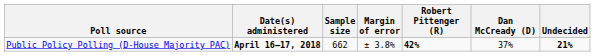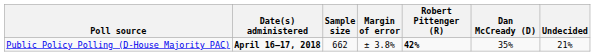(506, 44) 37% -> (506, 44) 35%
(565, 44) bold -> (565, 44) normal
